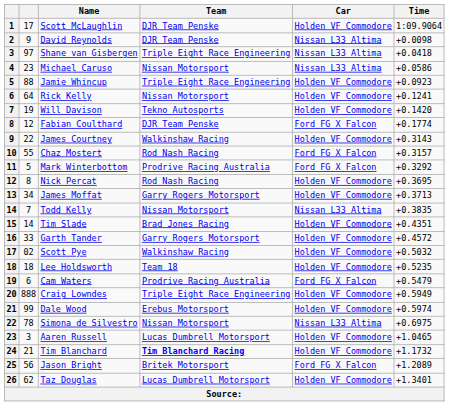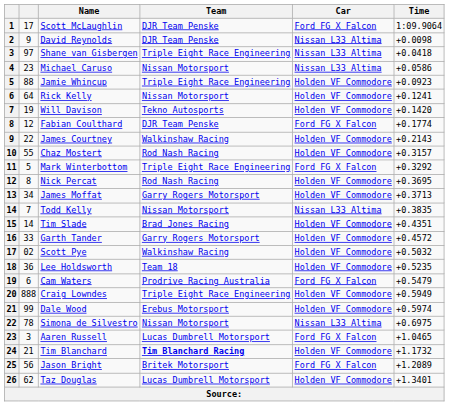(343, 26) Holden VF Commodore -> (336, 26) Ford FG X Falcon
(414, 139) +0.3143 -> (414, 139) +0.2143
(336, 153) Ford FG X Falcon -> (343, 153) Holden VF Commodore
(206, 167) Prodrive Racing Australia -> (216, 167) Triple Eight Race Engineering
(29, 267) 18 -> (29, 267) 36
(343, 337) Holden VF Commodore -> (336, 337) Ford FG X Falcon
